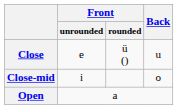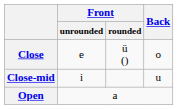(158, 54) u -> (158, 54) o
(158, 78) o -> (158, 78) u
